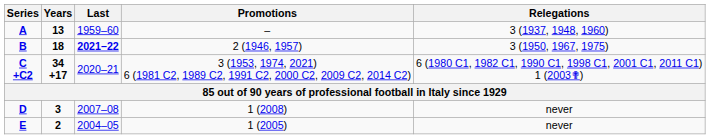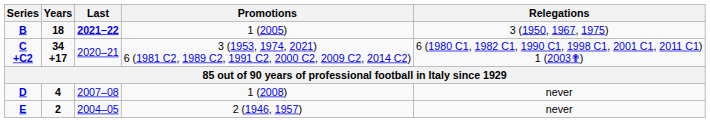- row: (23, 30)
(267, 47) 2 (1946, 1957) -> (267, 30) 1 (2005)
(58, 109) 3 -> (58, 92) 4
(267, 126) 1 (2005) -> (267, 109) 2 (1946, 1957)
